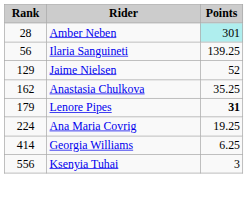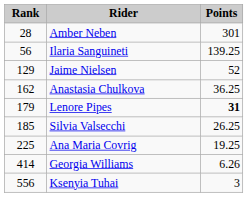(231, 32) paleturquoise background -> (231, 32) no background
(227, 88) 35.25 -> (227, 88) 36.25
+ row: (87, 126)
(26, 126) 224 -> (26, 145) 225
(230, 145) 6.25 -> (230, 164) 6.26
